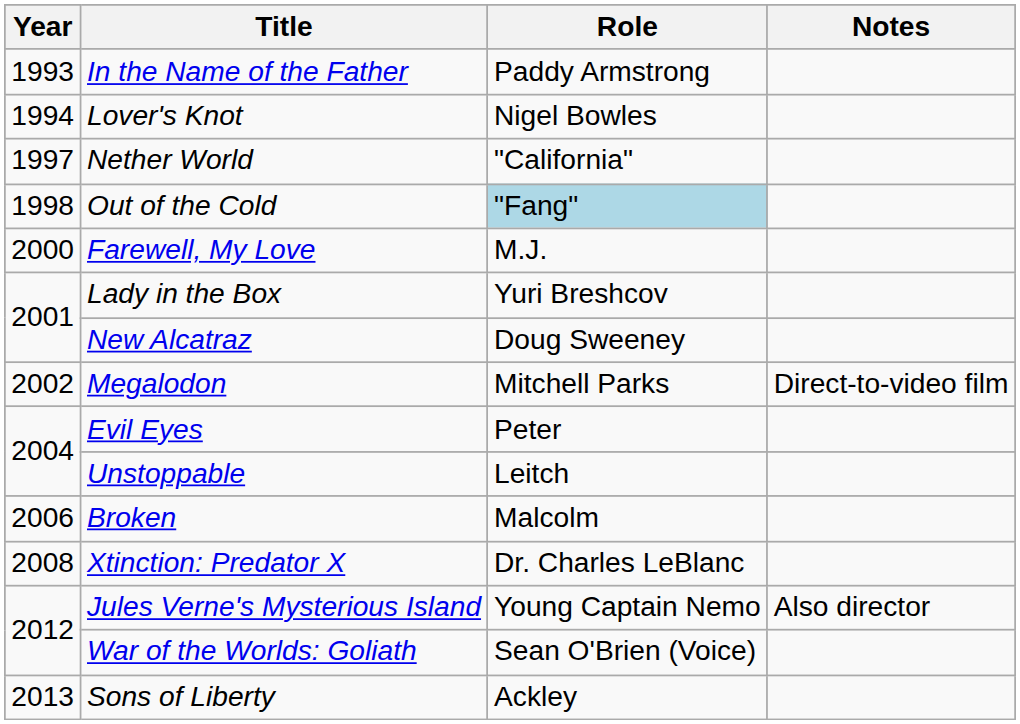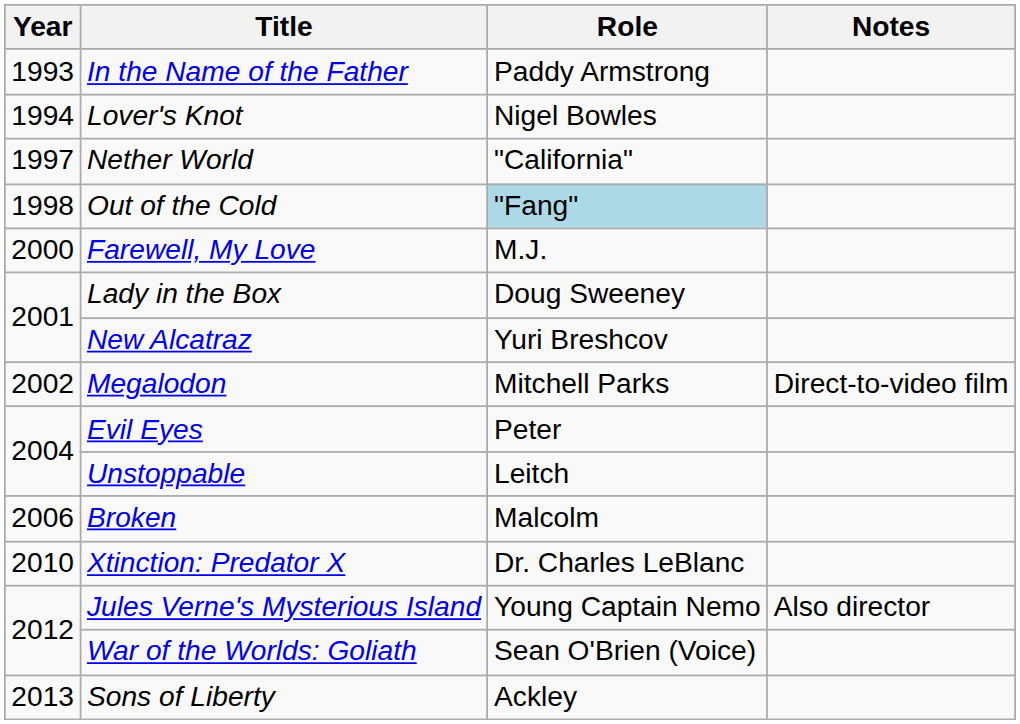(581, 294) Yuri Breshcov -> (590, 294) Doug Sweeney
(590, 339) Doug Sweeney -> (581, 339) Yuri Breshcov
(43, 562) 2008 -> (43, 562) 2010
